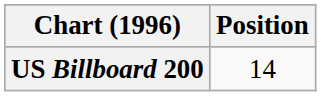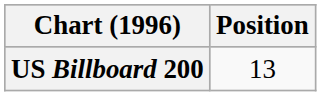(262, 68) 14 -> (262, 68) 13
